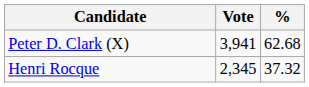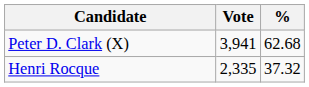(238, 69) 2,345 -> (238, 69) 2,335
